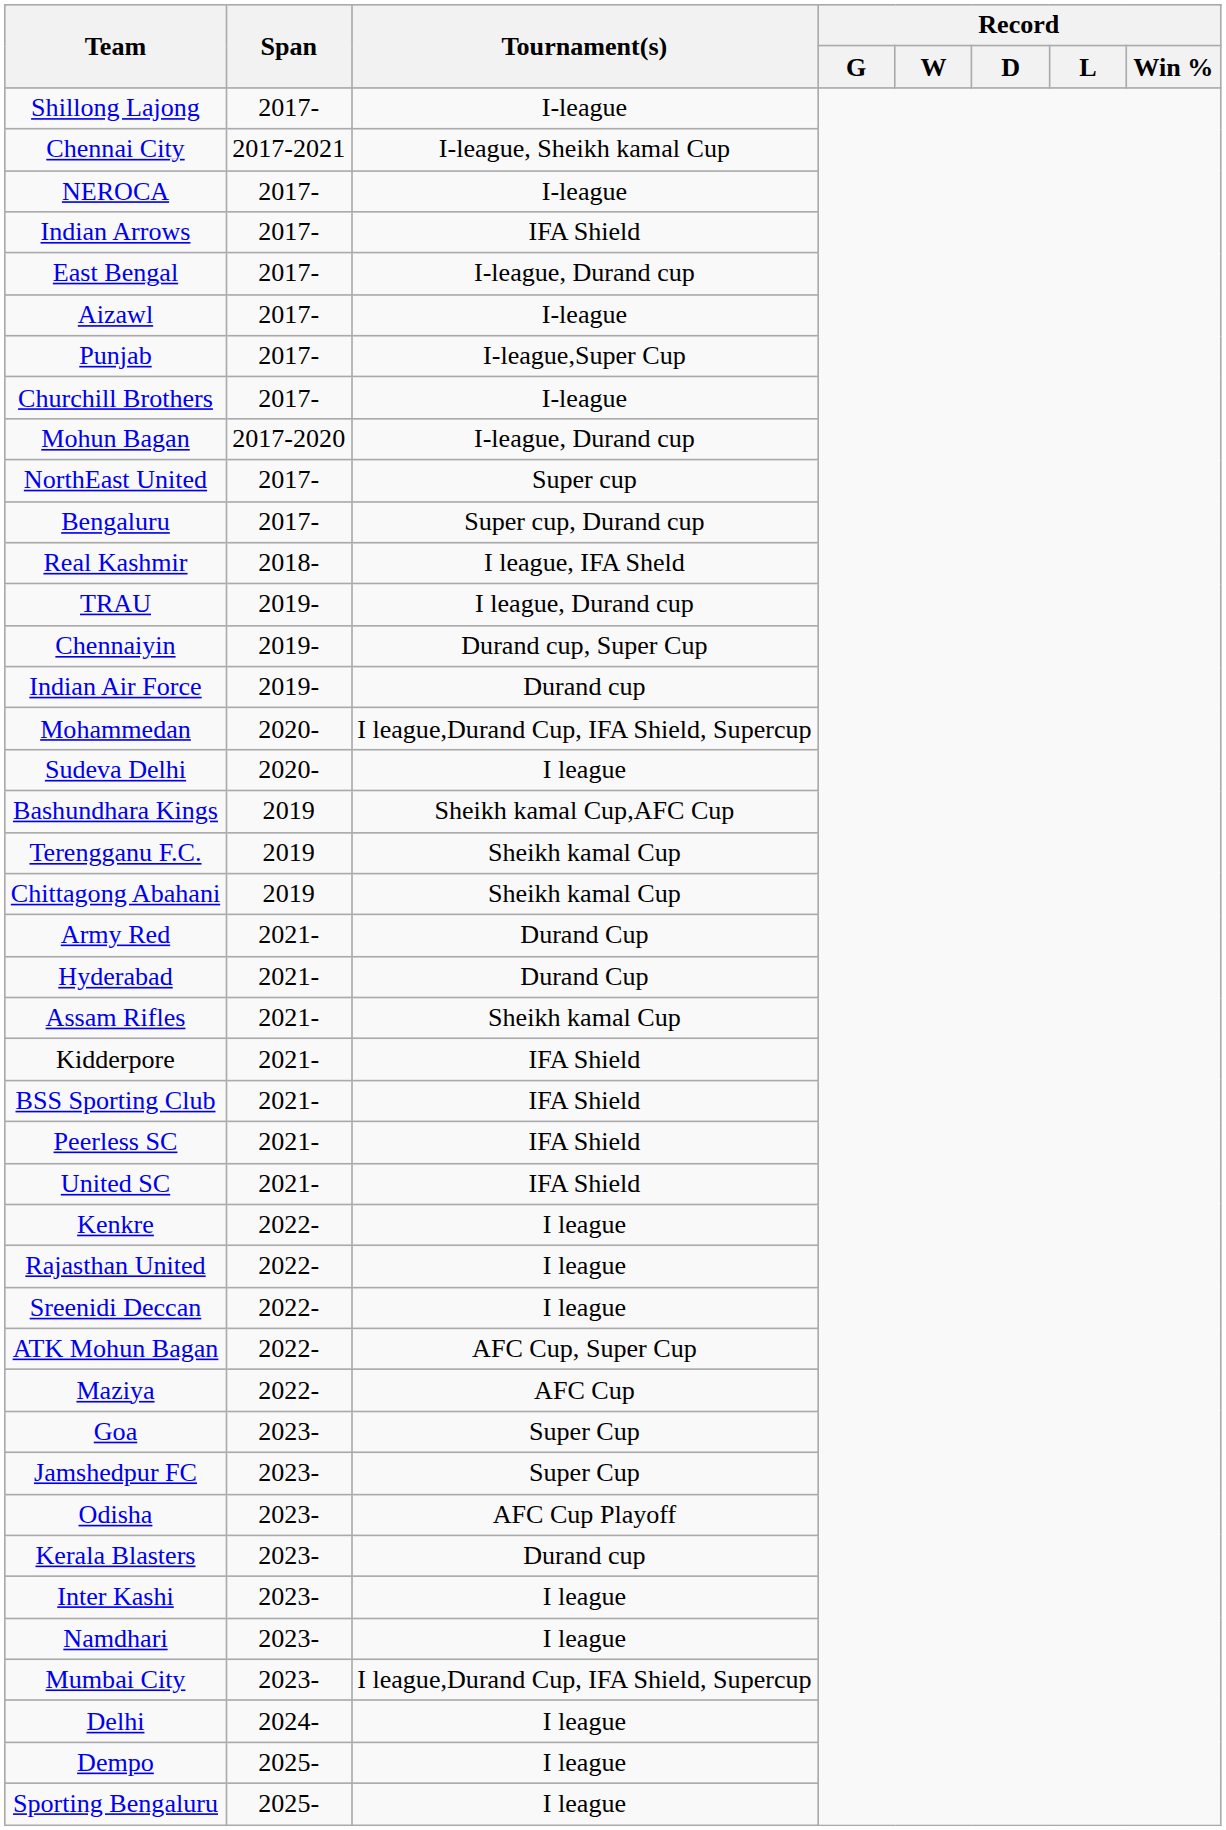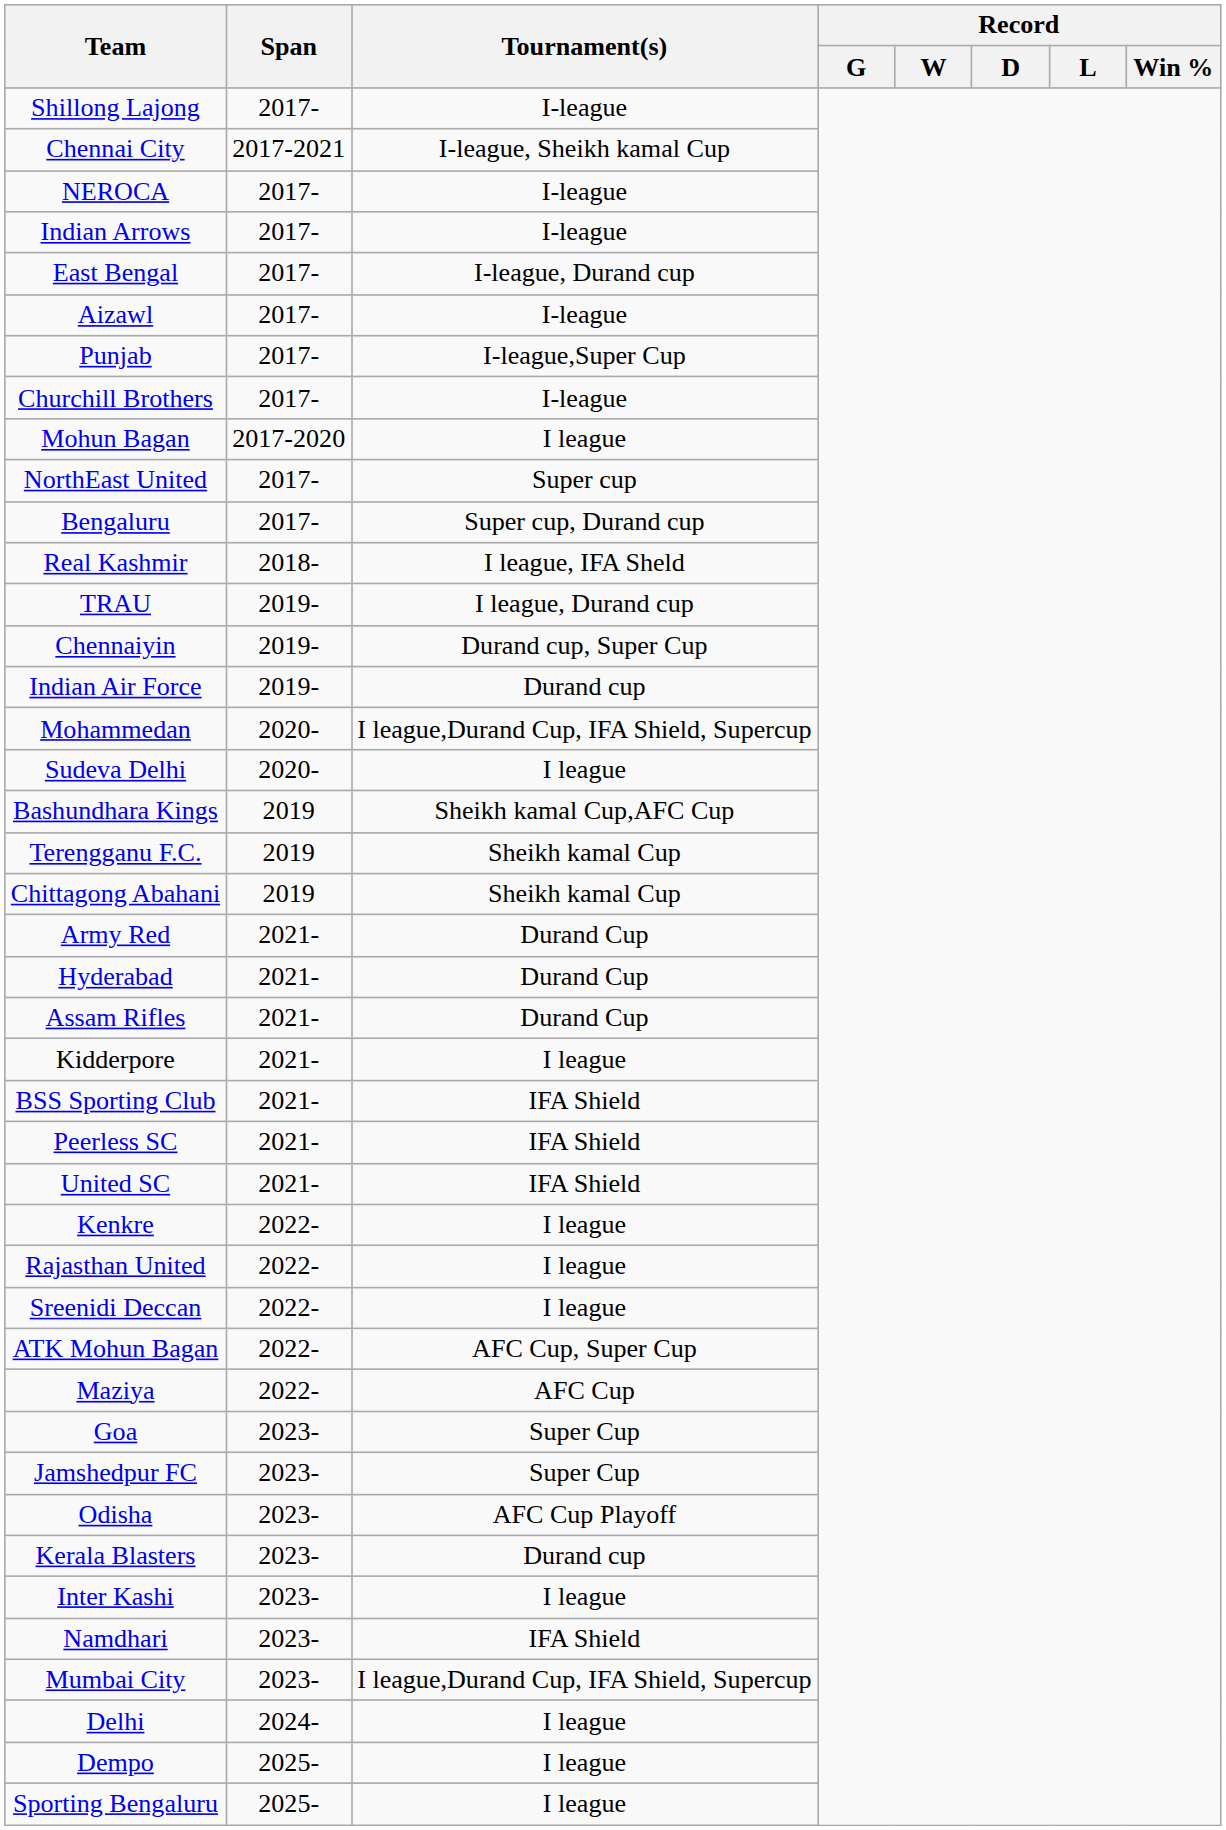(584, 231) IFA Shield -> (584, 231) I-league
(584, 438) I-league, Durand cup -> (584, 438) I league
(584, 1017) Sheikh kamal Cup -> (584, 1017) Durand Cup
(584, 1059) IFA Shield -> (584, 1059) I league
(584, 1638) I league -> (584, 1638) IFA Shield
